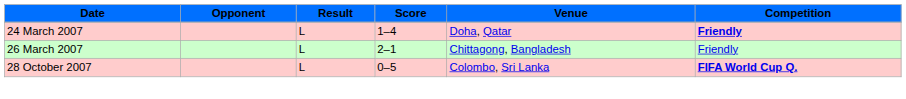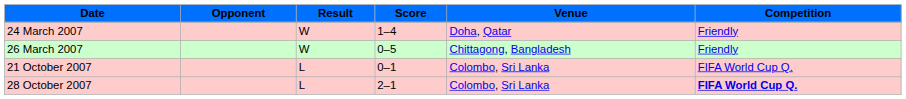(302, 31) L -> (304, 31) W
(720, 31) bold -> (718, 31) normal
(302, 49) L -> (304, 49) W
(387, 49) 2–1 -> (387, 49) 0–5
+ row: (49, 67)
(387, 67) 0–5 -> (387, 85) 2–1
